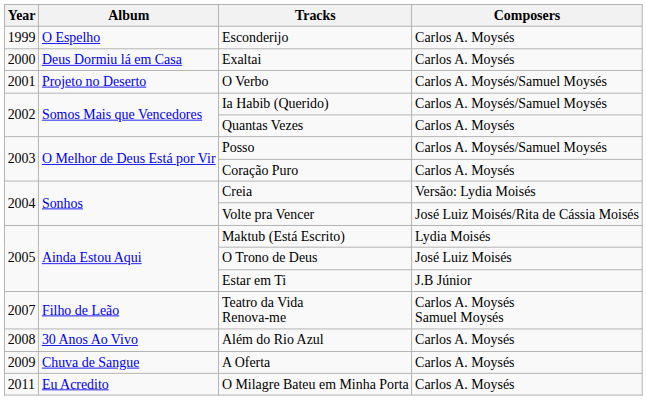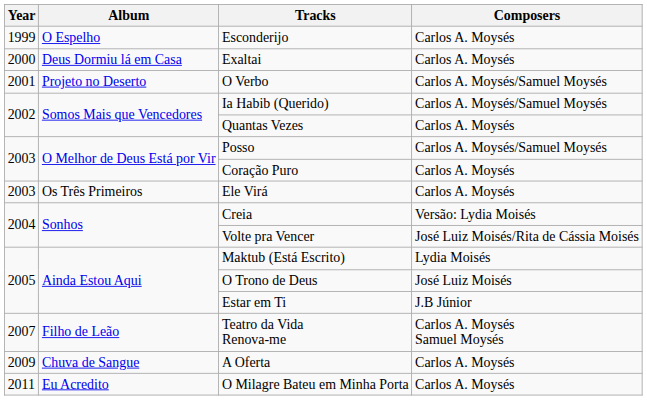+ row: (245, 192)
- row: (273, 340)
